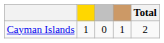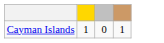- column: (145, 12)
